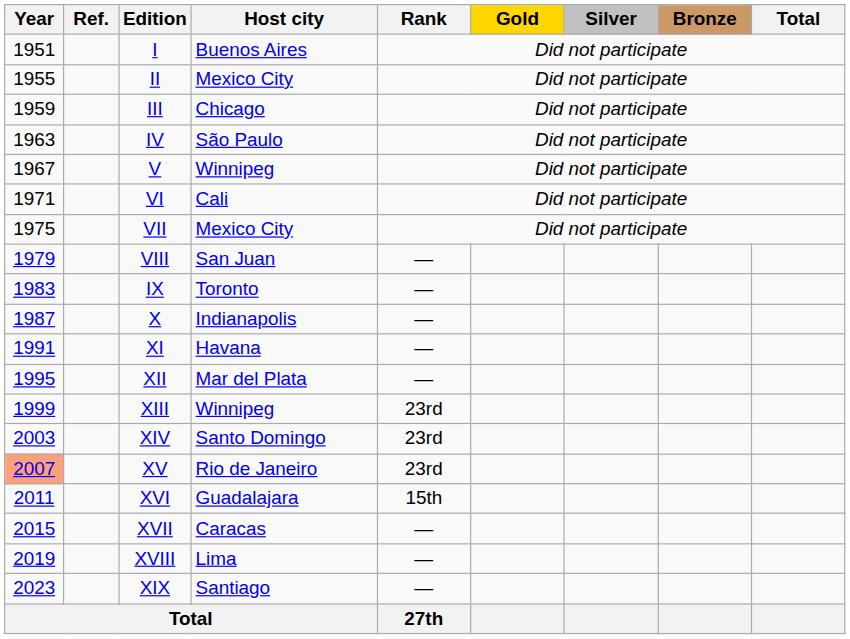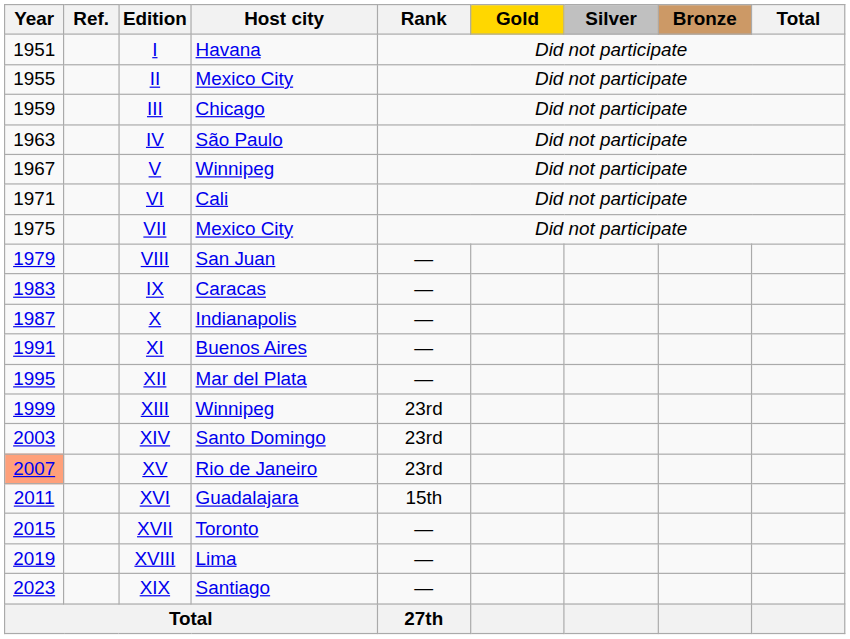(251, 49) Buenos Aires -> (228, 49) Havana
(227, 288) Toronto -> (231, 288) Caracas
(228, 348) Havana -> (251, 348) Buenos Aires
(231, 528) Caracas -> (227, 528) Toronto
